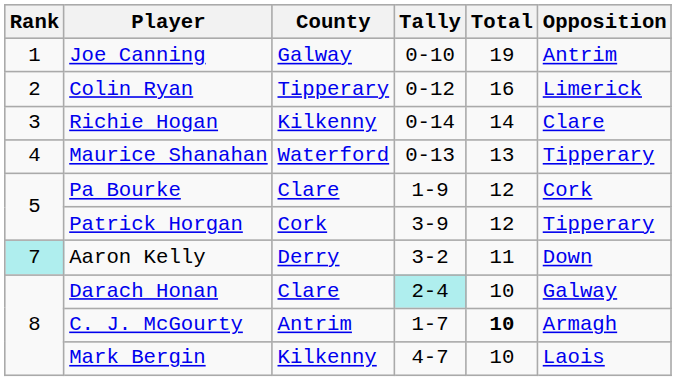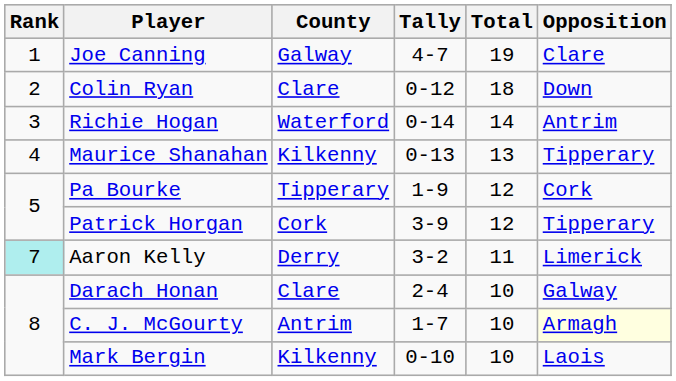(430, 55) 0-10 -> (430, 55) 4-7
(580, 55) Antrim -> (574, 55) Clare
(333, 89) Tipperary -> (309, 89) Clare
(502, 89) 16 -> (502, 89) 18
(592, 89) Limerick -> (568, 89) Down
(327, 123) Kilkenny -> (333, 123) Waterford
(574, 123) Clare -> (580, 123) Antrim
(333, 156) Waterford -> (327, 156) Kilkenny
(309, 190) Clare -> (333, 190) Tipperary
(568, 257) Down -> (592, 257) Limerick
(430, 291) paleturquoise background -> (430, 291) no background
(502, 325) bold -> (502, 325) normal
(580, 325) no background -> (580, 325) lightyellow background
(430, 359) 4-7 -> (430, 359) 0-10
